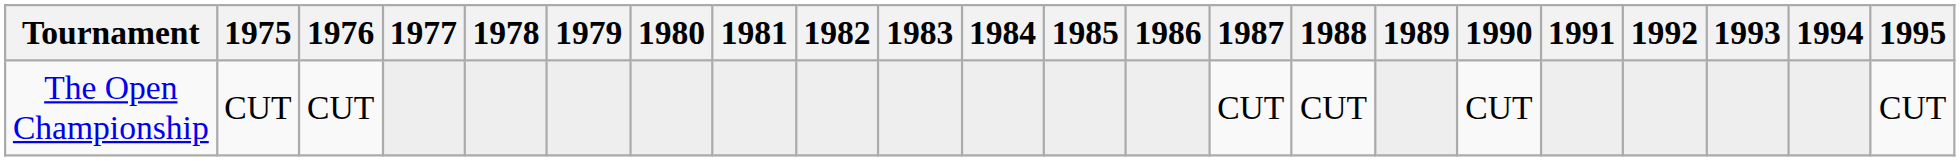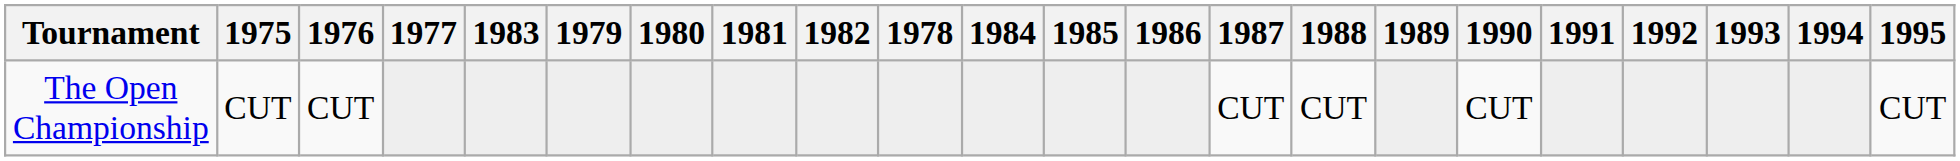columns swapped: (506, 32) <-> (920, 32)
